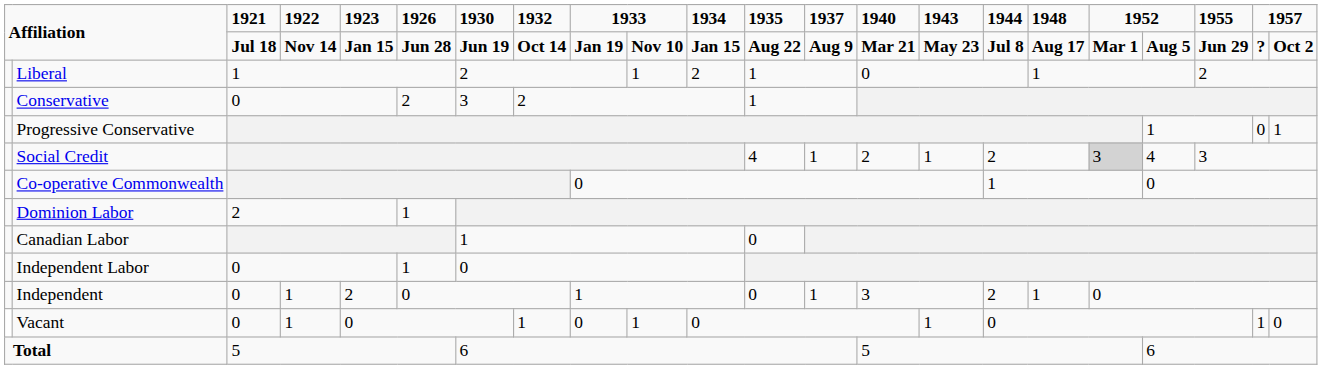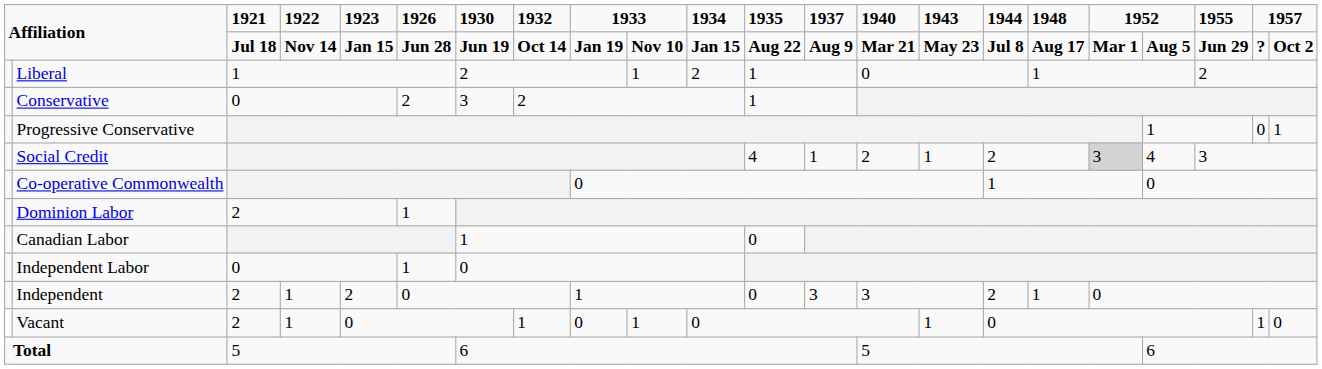(236, 294) 0 -> (236, 294) 2
(813, 294) 1 -> (813, 294) 3
(236, 322) 0 -> (236, 322) 2
